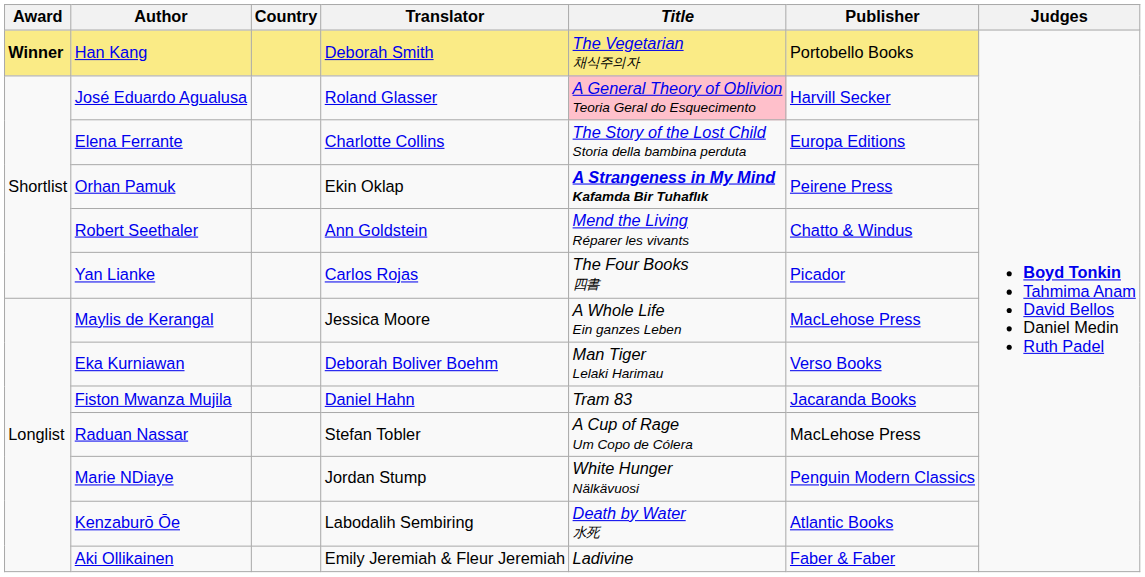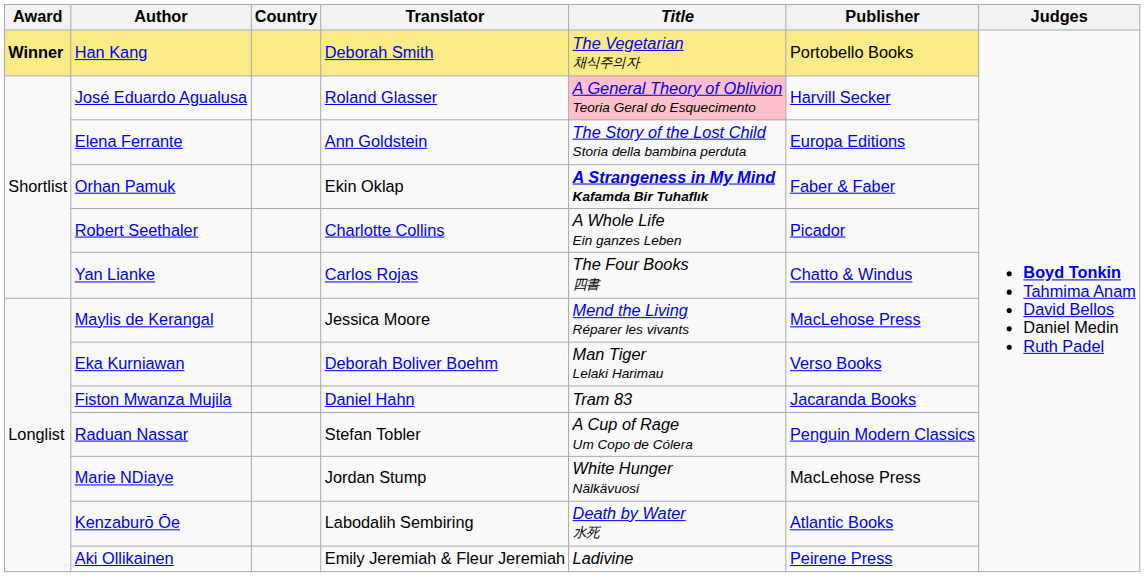(385, 142) Charlotte Collins -> (376, 142) Ann Goldstein
(841, 186) Peirene Press -> (843, 186) Faber & Faber
(376, 230) Ann Goldstein -> (385, 230) Charlotte Collins
(631, 230) Mend the Living Réparer les vivants -> (627, 230) A Whole Life Ein ganzes Leben
(851, 230) Chatto & Windus -> (818, 230) Picador
(818, 275) Picador -> (851, 275) Chatto & Windus
(627, 319) A Whole Life Ein ganzes Leben -> (631, 319) Mend the Living Réparer les vivants
(855, 434) MacLehose Press -> (882, 434) Penguin Modern Classics
(882, 478) Penguin Modern Classics -> (855, 478) MacLehose Press
(843, 558) Faber & Faber -> (841, 558) Peirene Press
